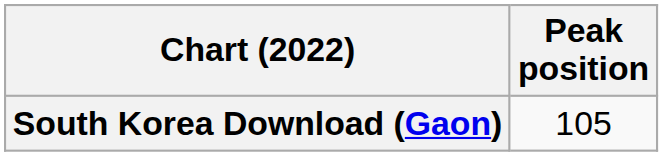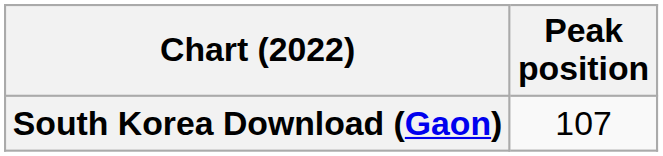(584, 122) 105 -> (584, 122) 107
